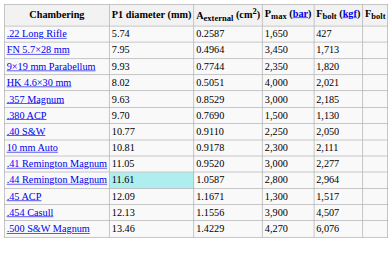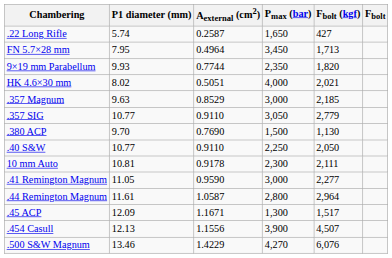+ row: (25, 115)
(210, 164) 0.9520 -> (210, 180) 0.9590
(123, 180) paleturquoise background -> (123, 196) no background
